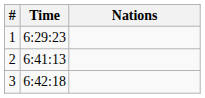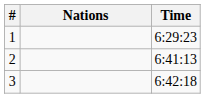columns swapped: (135, 15) <-> (45, 15)
